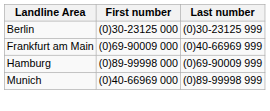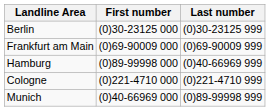(223, 47) (0)40-66969 999 -> (223, 47) (0)69-90009 999
(223, 64) (0)69-90009 999 -> (223, 64) (0)40-66969 999
+ row: (27, 81)
